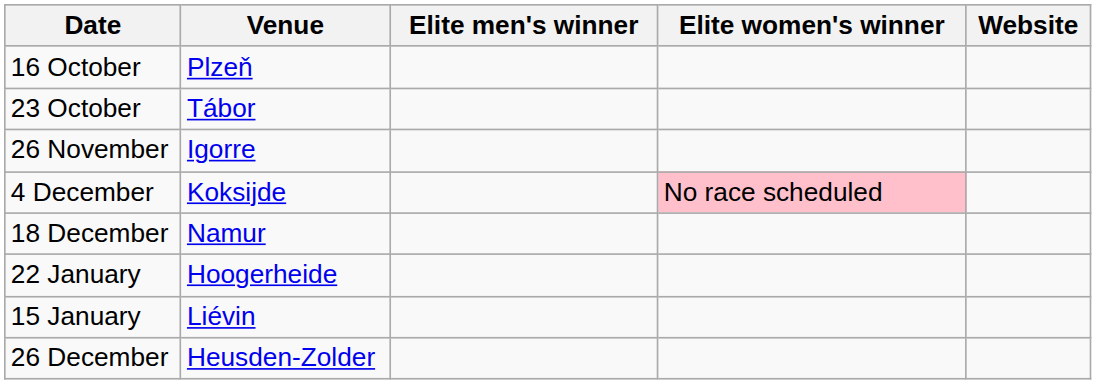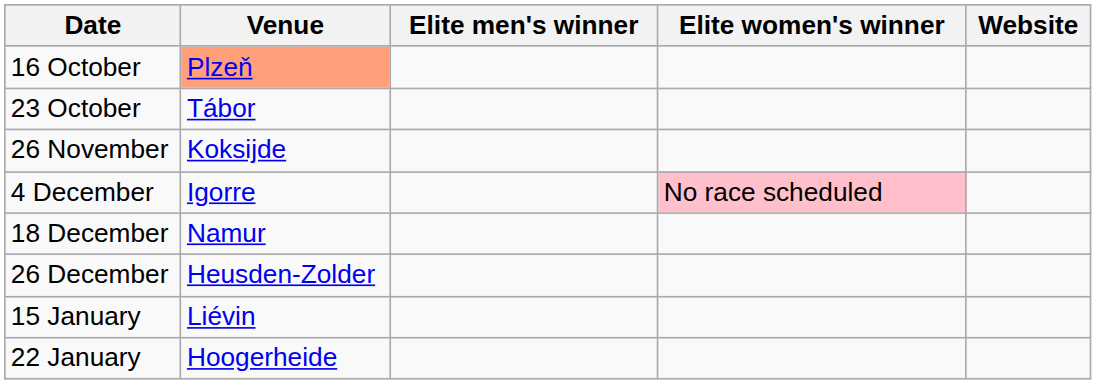(220, 66) no background -> (220, 66) lightsalmon background
(221, 150) Igorre -> (237, 150) Koksijde
(237, 191) Koksijde -> (221, 191) Igorre
rows swapped: (90, 358) <-> (76, 274)
